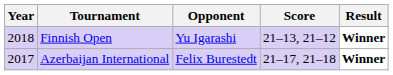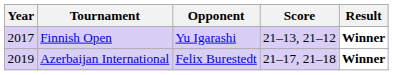(21, 37) 2018 -> (21, 37) 2017
(21, 59) 2017 -> (21, 59) 2019
